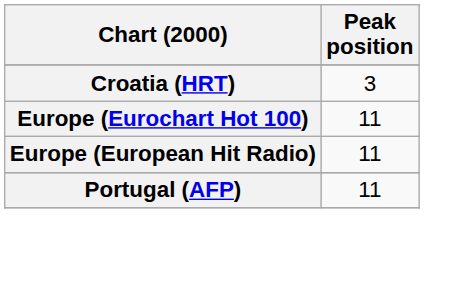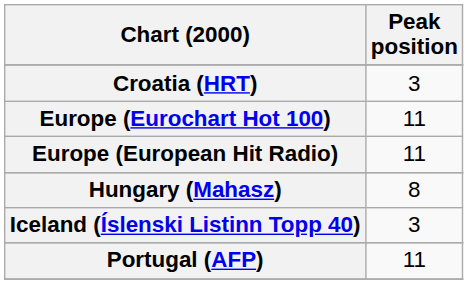+ row: (185, 189)
+ row: (185, 225)
